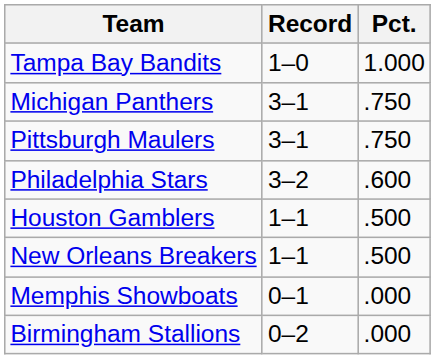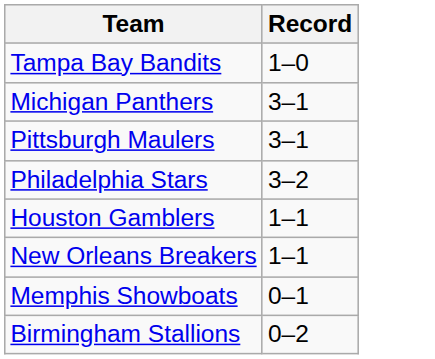- column: (394, 23)
